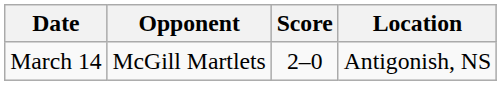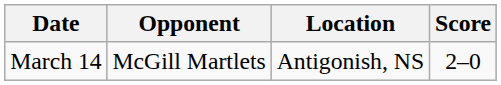columns swapped: (417, 23) <-> (305, 23)
